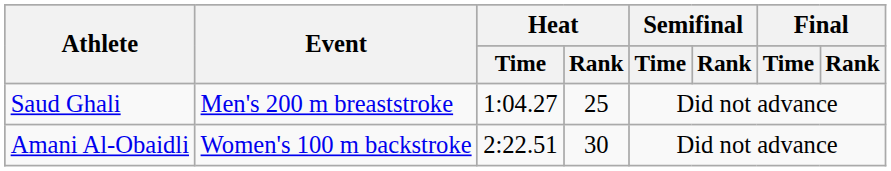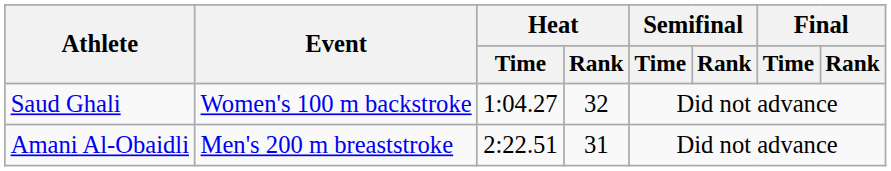(327, 104) Men's 200 m breaststroke -> (336, 104) Women's 100 m backstroke
(596, 104) 25 -> (596, 104) 32
(336, 144) Women's 100 m backstroke -> (327, 144) Men's 200 m breaststroke
(596, 144) 30 -> (596, 144) 31
